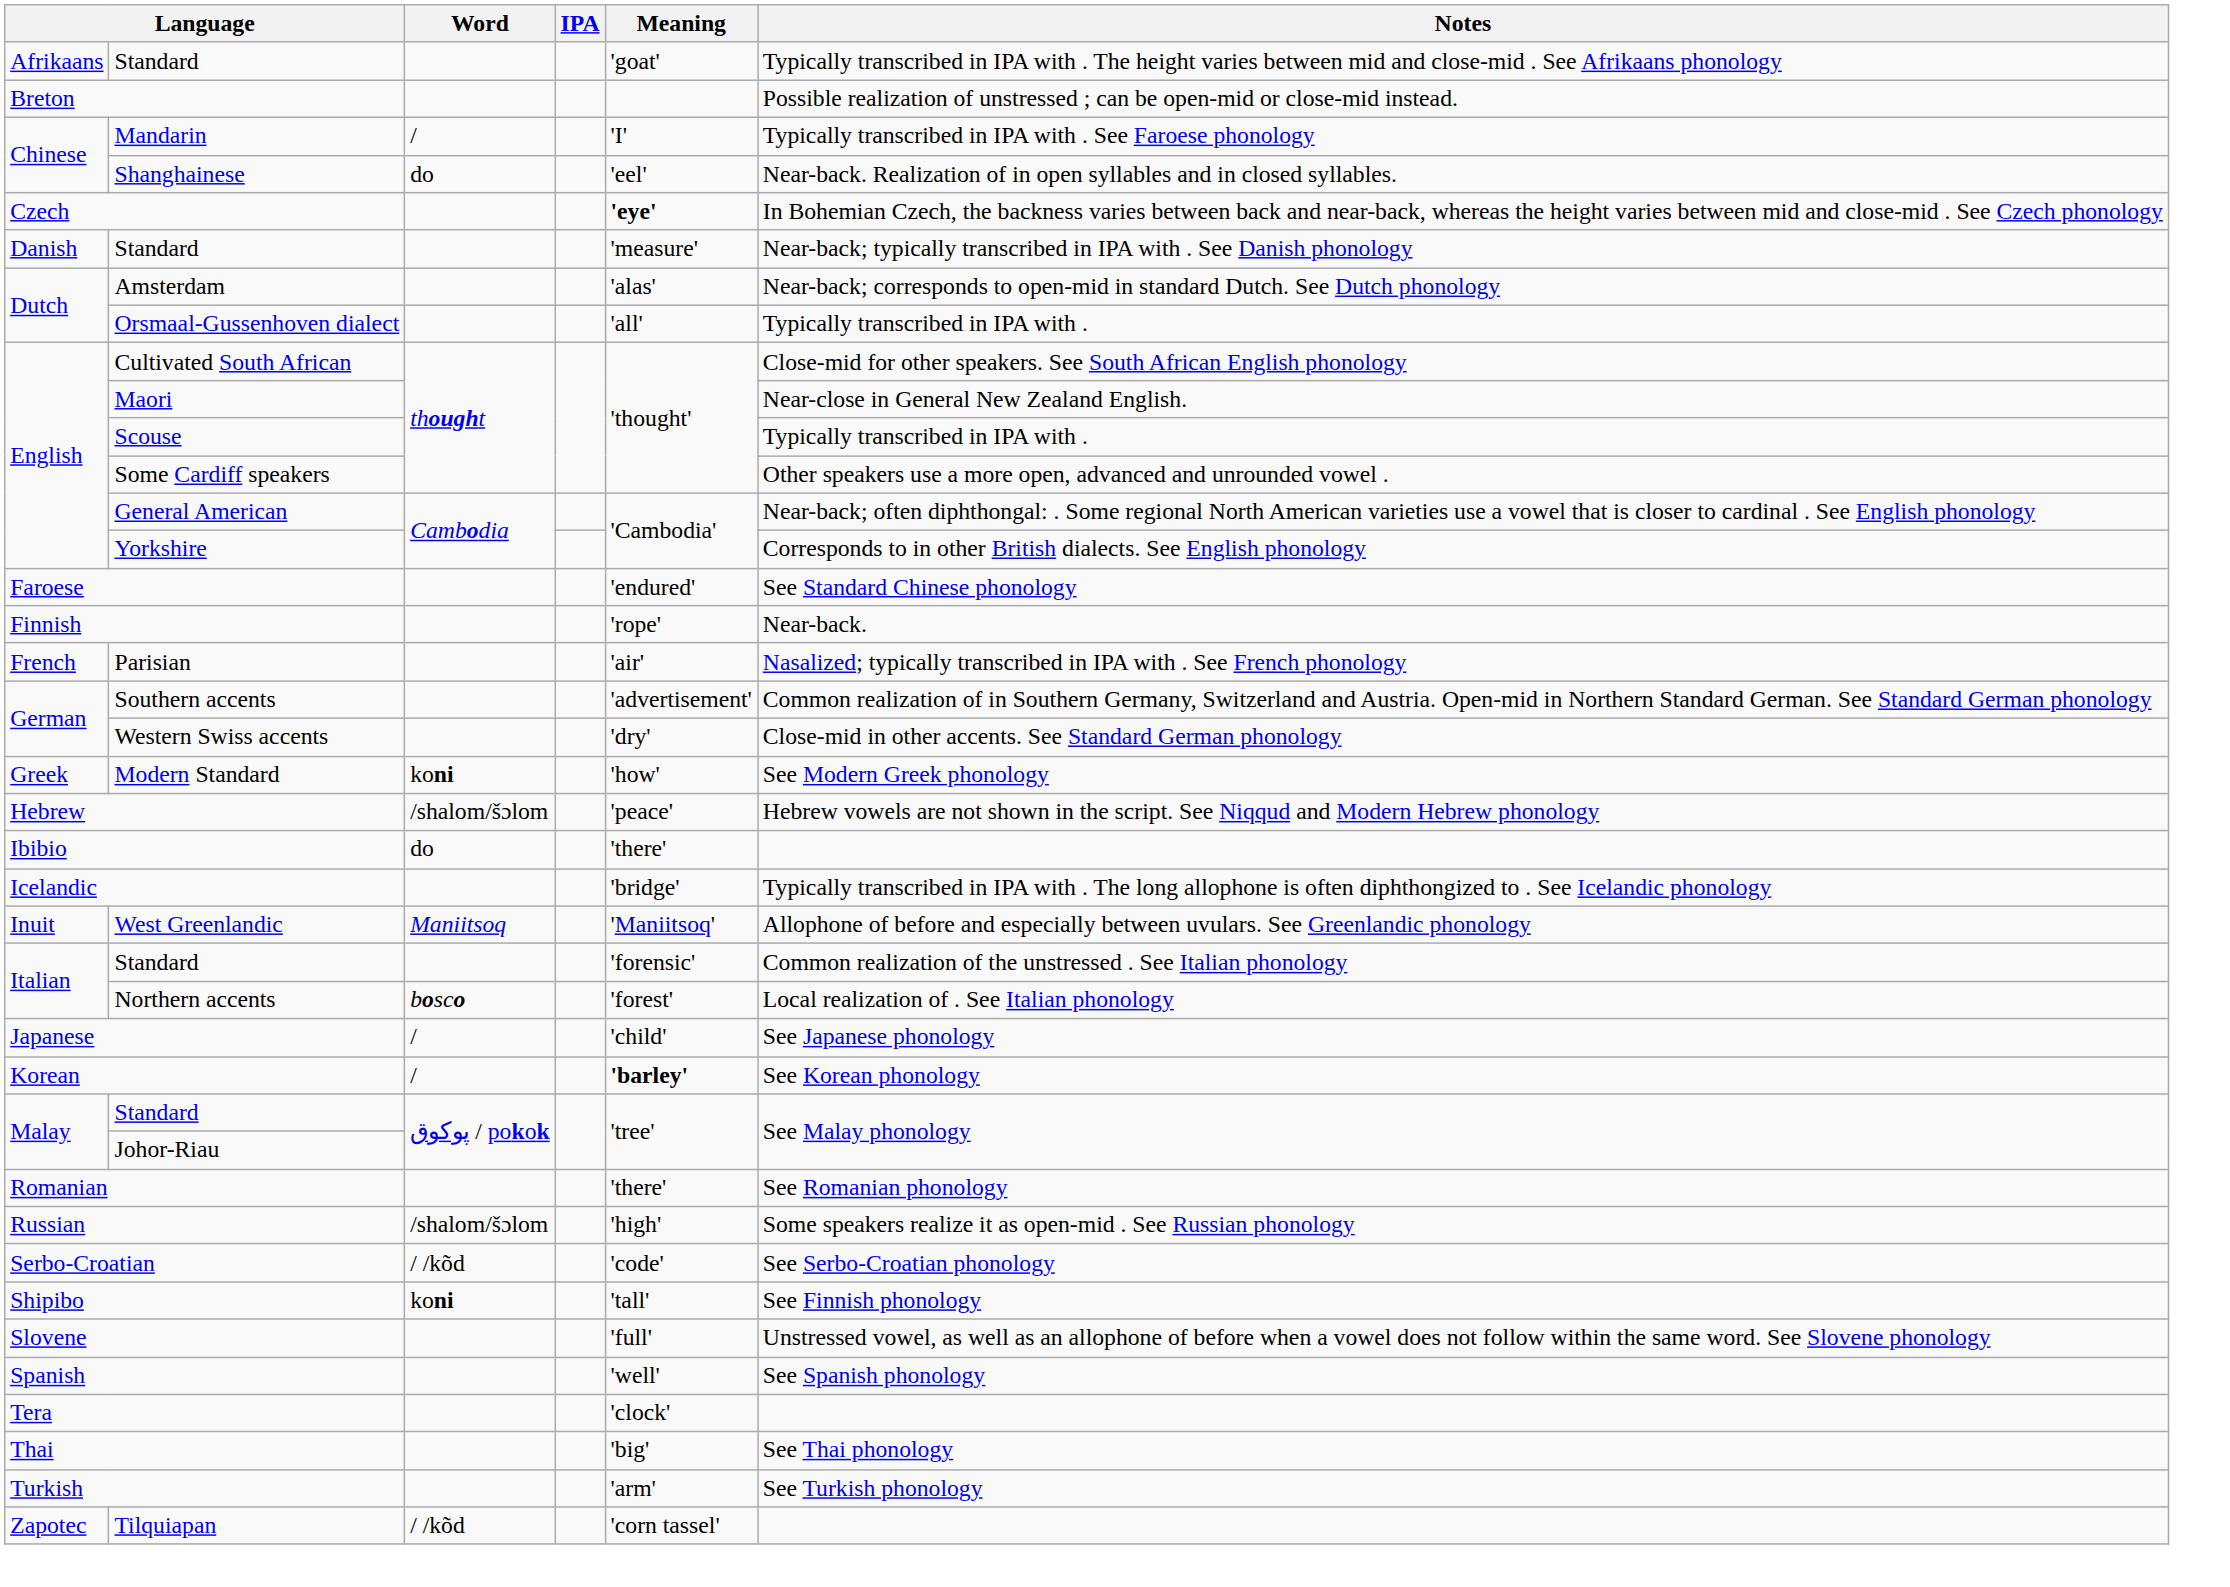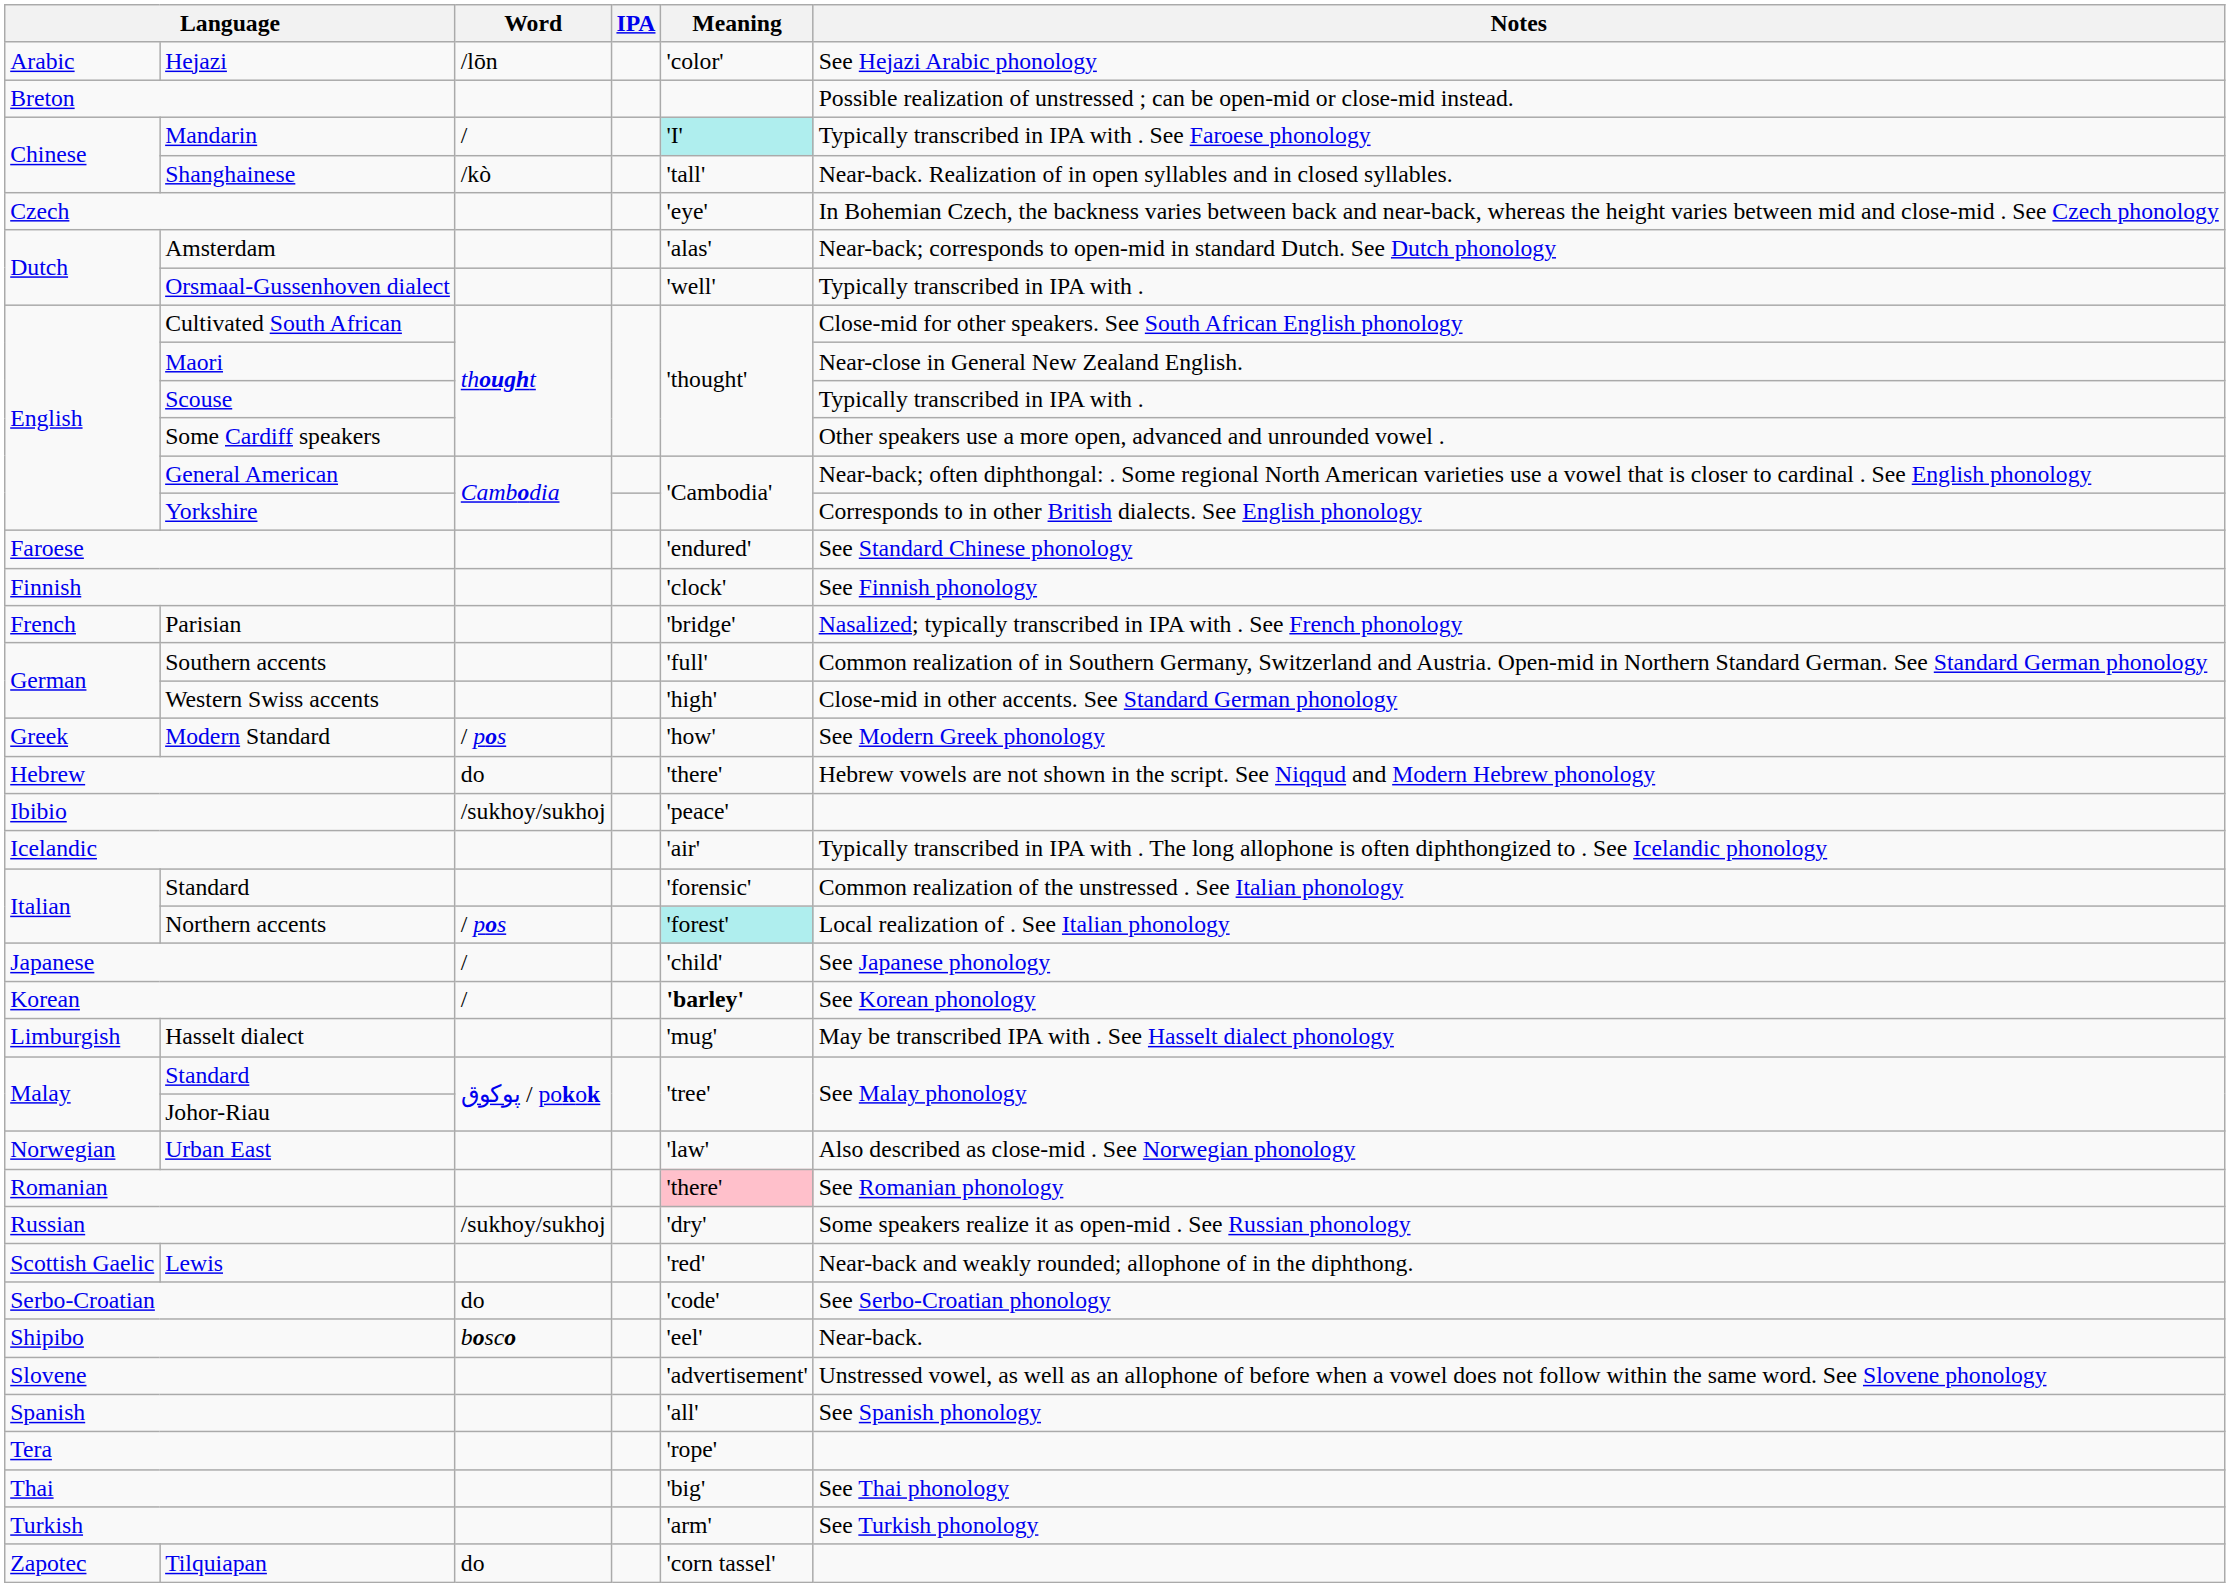- row: (57, 60)
+ row: (42, 60)
(619, 135) no background -> (675, 135) paleturquoise background
(422, 173) do -> (476, 173) /kò
(629, 173) 'eel' -> (686, 173) 'tall'
(634, 211) bold -> (687, 211) normal
- row: (44, 248)
(627, 323) 'all' -> (691, 286) 'well'
(636, 624) 'rope' -> (696, 586) 'clock'
(815, 624) Near-back. -> (928, 586) See Finnish phonology
(627, 661) 'air' -> (701, 624) 'bridge'
(681, 699) 'advertisement' -> (687, 661) 'full'
(631, 736) 'dry' -> (692, 699) 'high'
(432, 774) koni -> (483, 736) / pos
(479, 811) /shalom/šɔlom -> (473, 774) do
(642, 811) 'peace' -> (694, 774) 'there'
(422, 849) do -> (533, 811) /sukhoy/sukhoj
(638, 849) 'there' -> (698, 811) 'peace'
(645, 887) 'bridge' -> (683, 849) 'air'
- row: (33, 924)
(438, 999) bosco -> (483, 924) / pos
(642, 999) no background -> (698, 924) paleturquoise background
+ row: (65, 1037)
+ row: (63, 1149)
(638, 1187) no background -> (694, 1187) pink background
(479, 1225) /shalom/šɔlom -> (533, 1225) /sukhoy/sukhoj
(636, 1225) 'high' -> (686, 1225) 'dry'
+ row: (82, 1262)
(437, 1262) / /kõd -> (473, 1300) do
(432, 1300) koni -> (488, 1337) bosco
(630, 1300) 'tall' -> (684, 1337) 'eel'
(872, 1300) See Finnish phonology -> (871, 1337) Near-back.
(631, 1337) 'full' -> (737, 1375) 'advertisement'
(635, 1375) 'well' -> (682, 1412) 'all'
(640, 1412) 'clock' -> (692, 1450) 'rope'
(437, 1525) / /kõd -> (473, 1563) do
